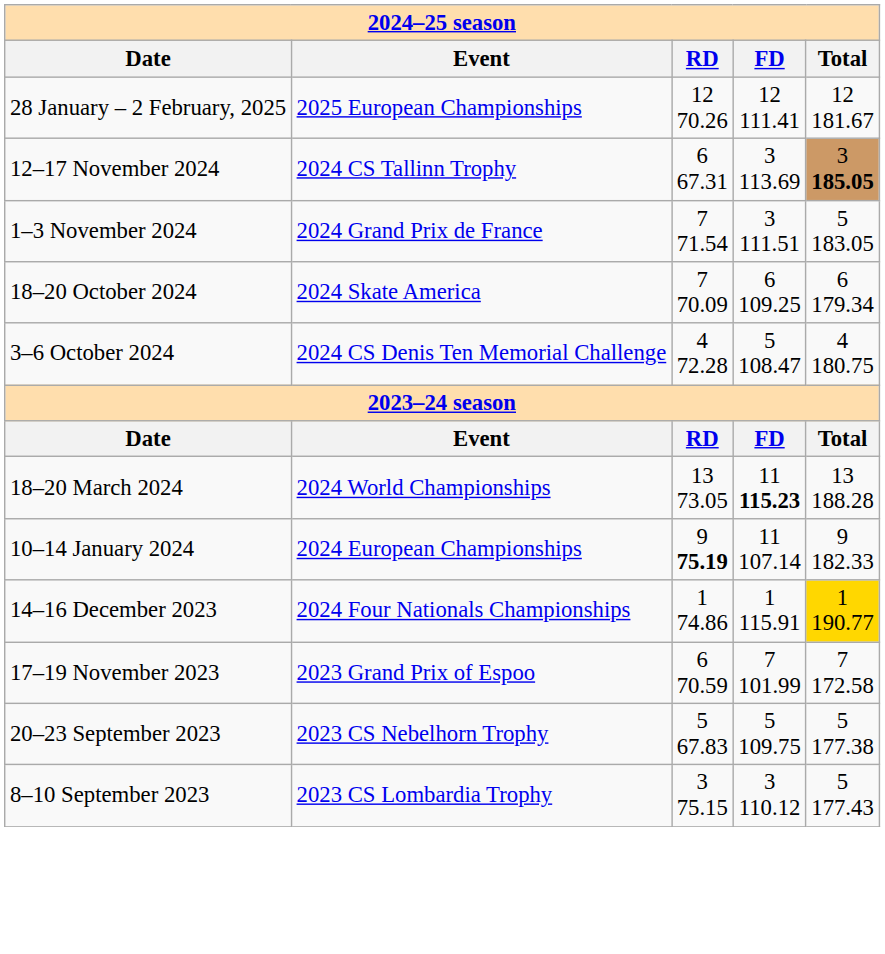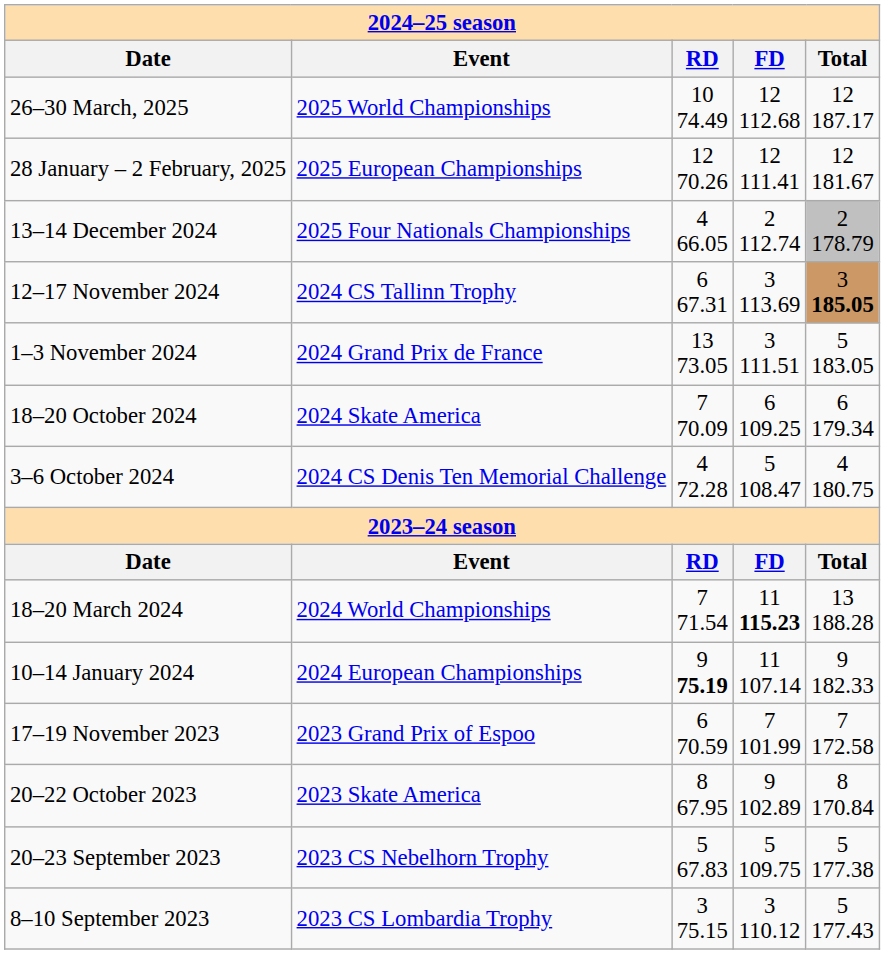+ row: (99, 107)
+ row: (113, 230)
(702, 230) 7 71.54 -> (702, 353) 13 73.05
(702, 487) 13 73.05 -> (702, 610) 7 71.54
- row: (113, 610)
+ row: (103, 795)
